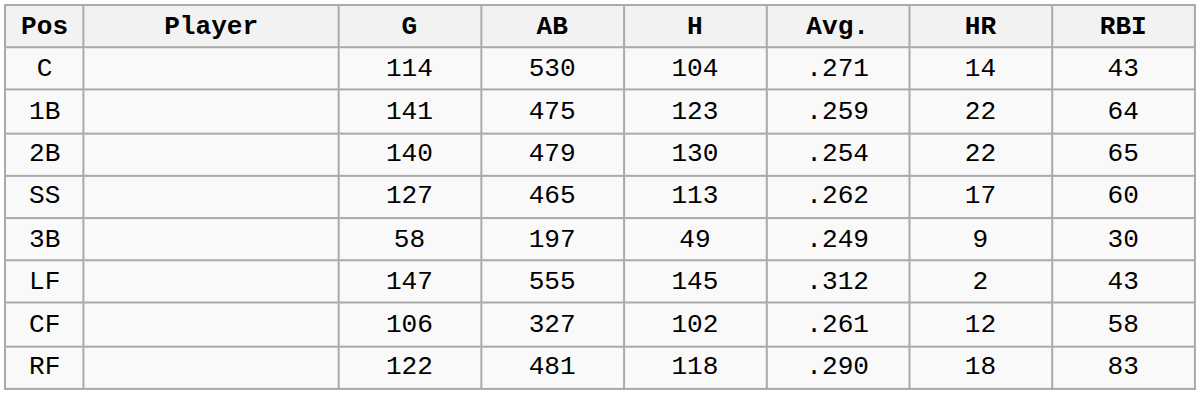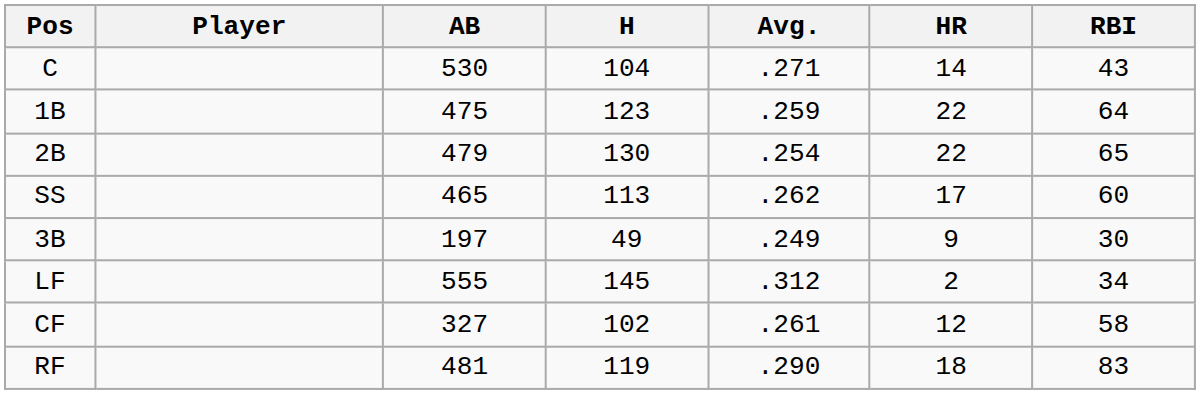- column: (409, 26)
(1123, 282) 43 -> (1114, 282) 34
(695, 367) 118 -> (627, 367) 119
